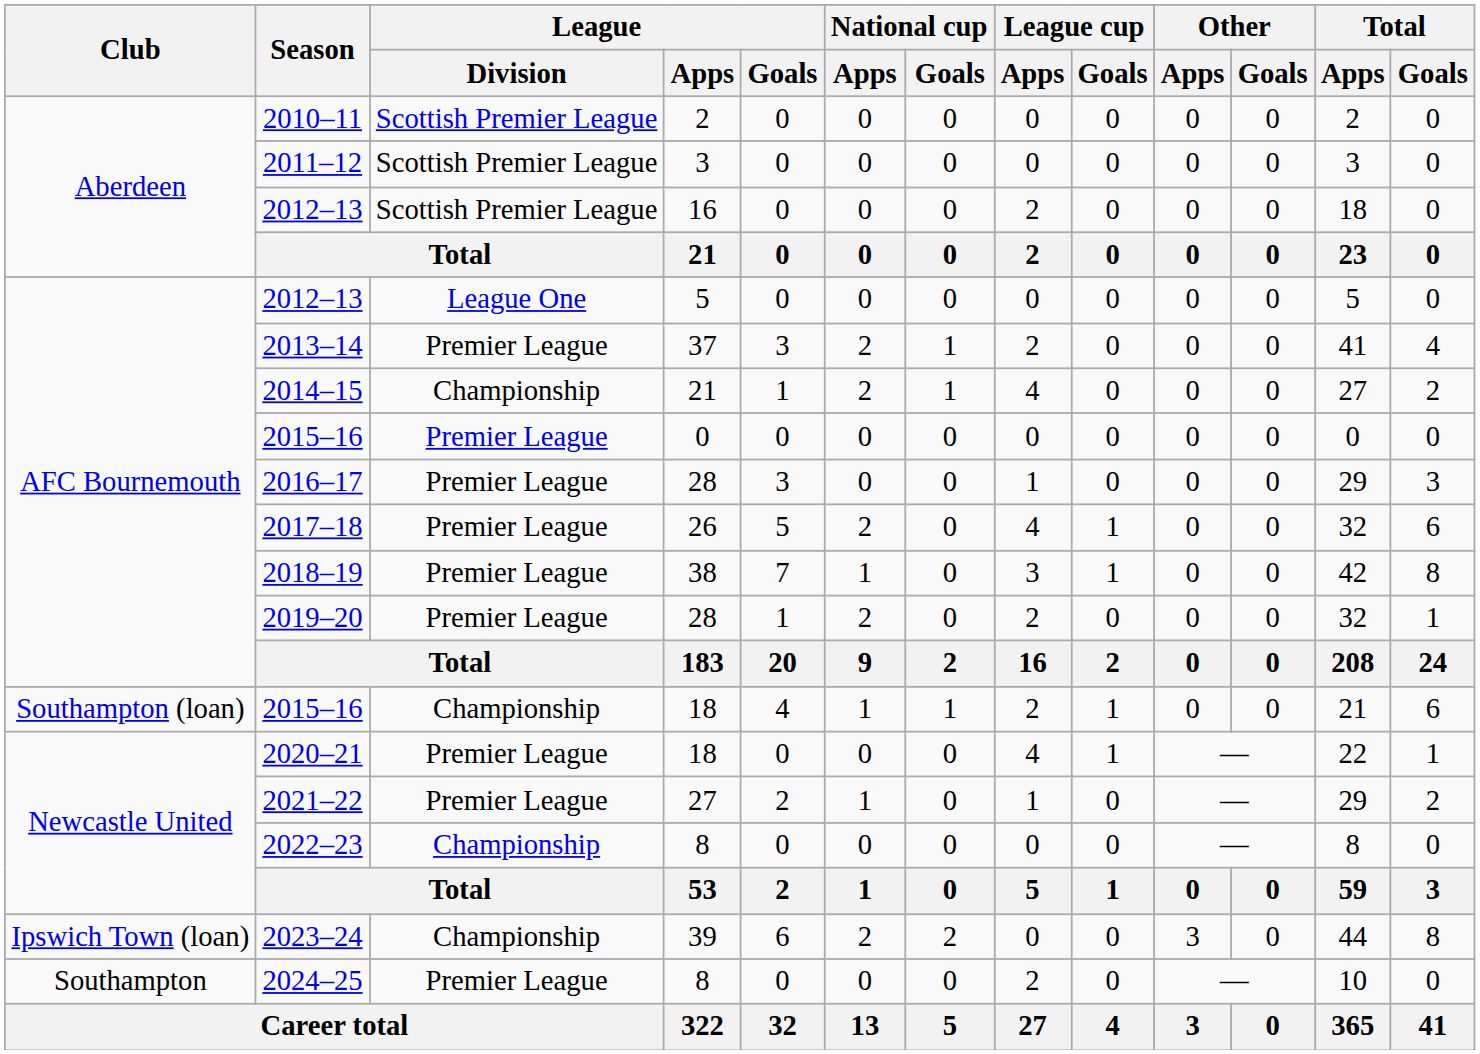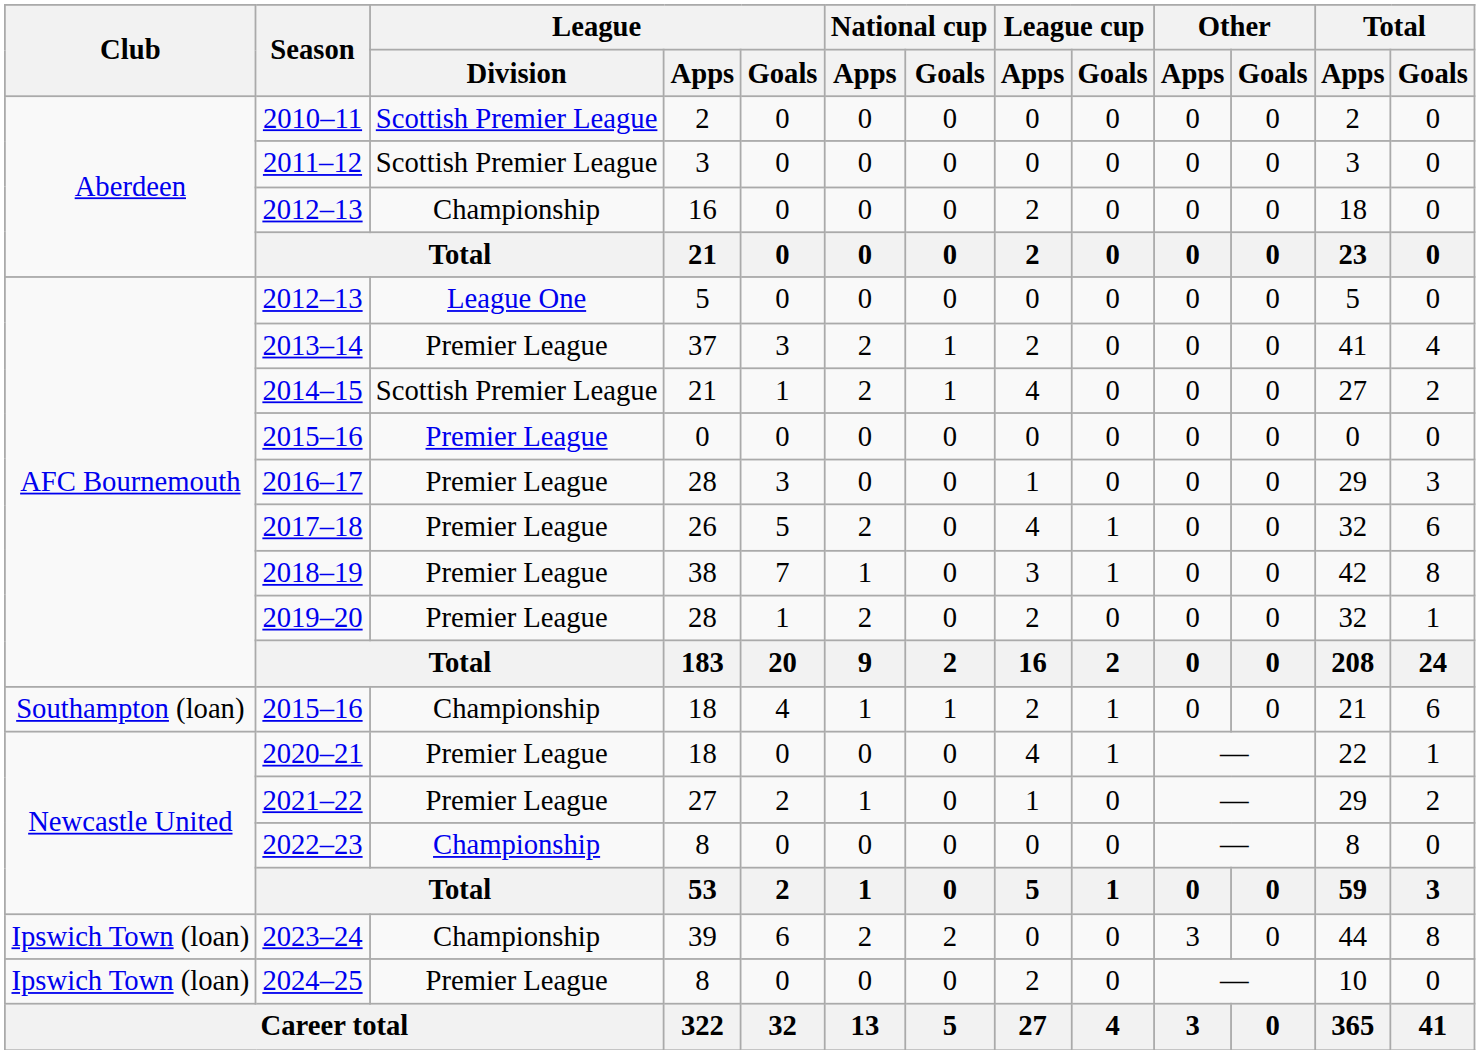(517, 208) Scottish Premier League -> (517, 208) Championship
(517, 390) Championship -> (517, 390) Scottish Premier League
(130, 981) Southampton -> (130, 981) Ipswich Town (loan)
